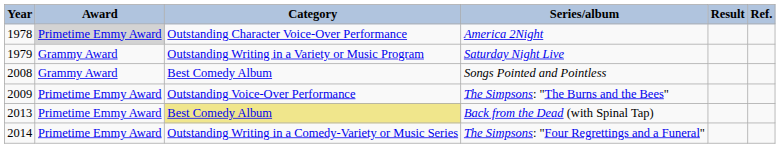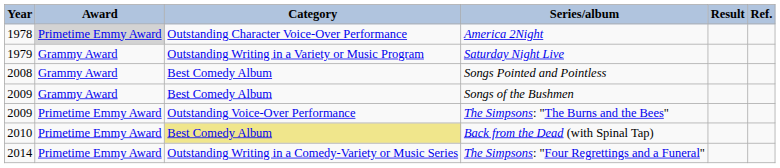+ row: (519, 93)
(20, 113) 2013 -> (20, 133) 2010
